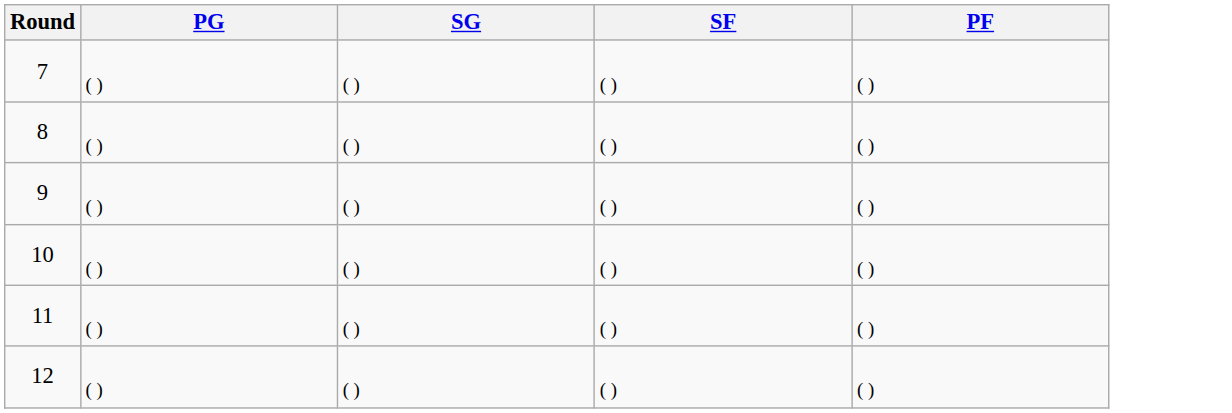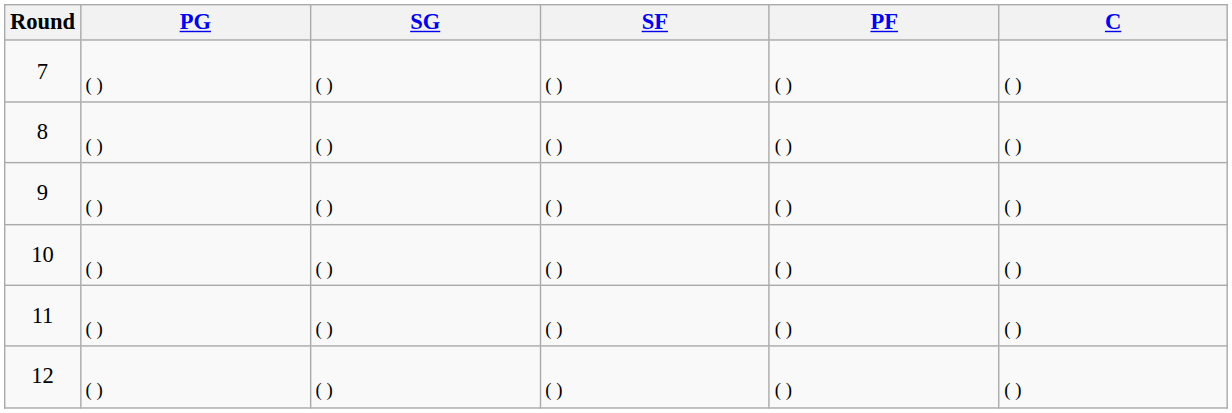+ column: (1113, 22)
